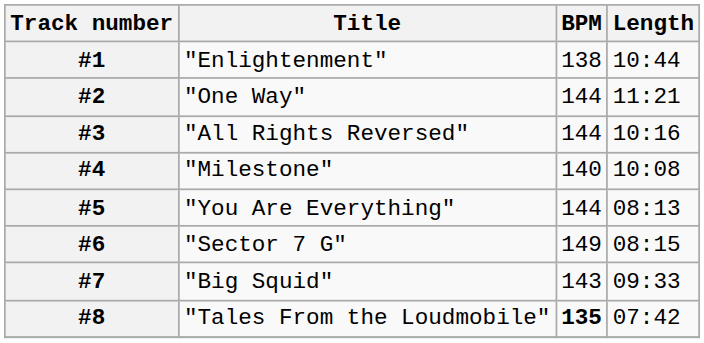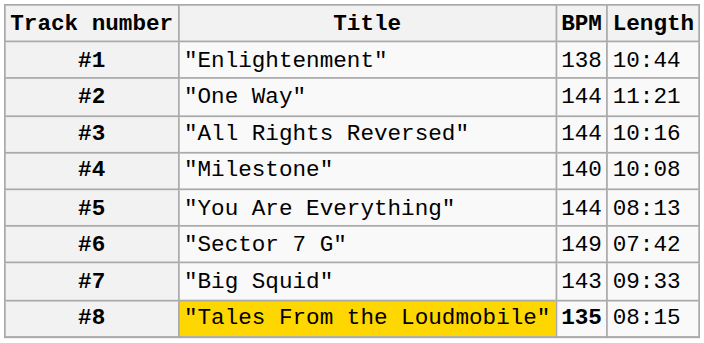(647, 245) 08:15 -> (647, 245) 07:42
(367, 318) no background -> (367, 318) gold background
(647, 318) 07:42 -> (647, 318) 08:15
